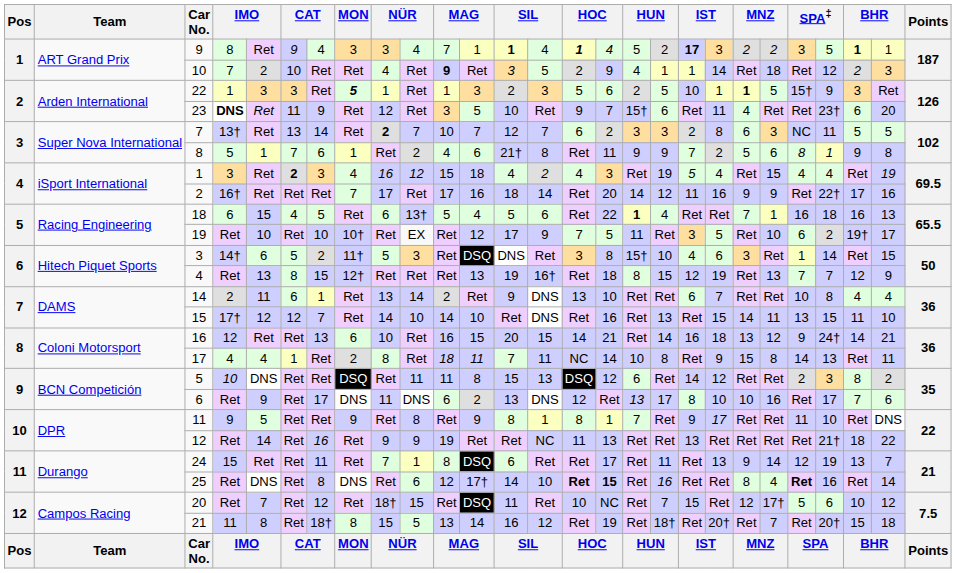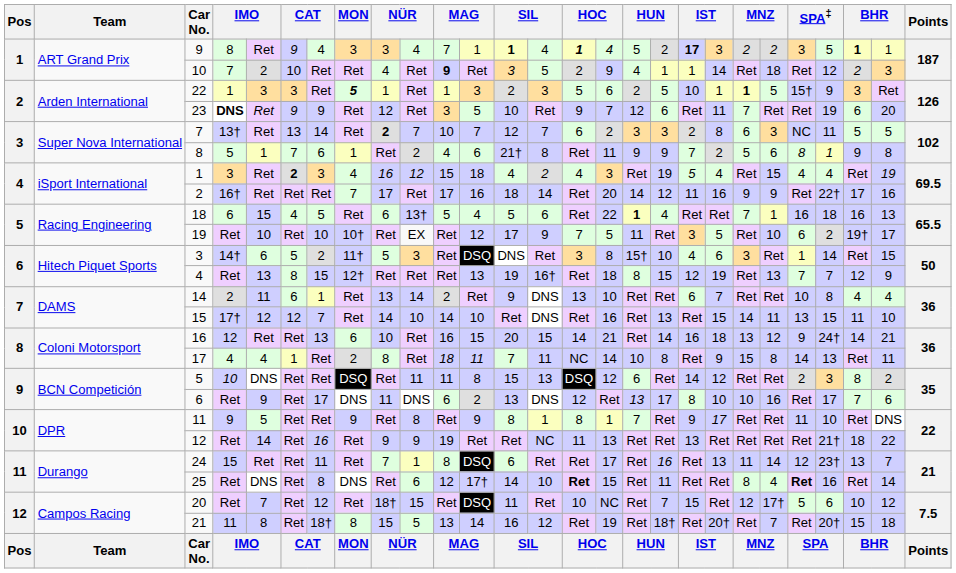(294, 111) 11 -> (294, 111) 9
(637, 111) 15† -> (637, 111) 12
(746, 111) 4 -> (746, 111) 7
(829, 111) 23† -> (829, 111) 19
(665, 461) 11 -> (665, 461) 16
(746, 461) 9 -> (746, 461) 11
(829, 461) 19 -> (829, 461) 23†
(609, 482) bold -> (609, 482) normal
(665, 482) 16 -> (665, 482) 11
